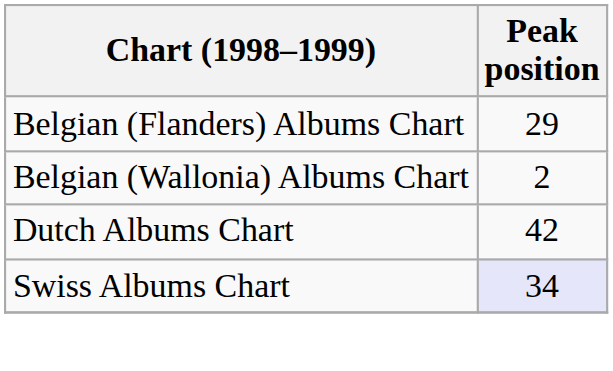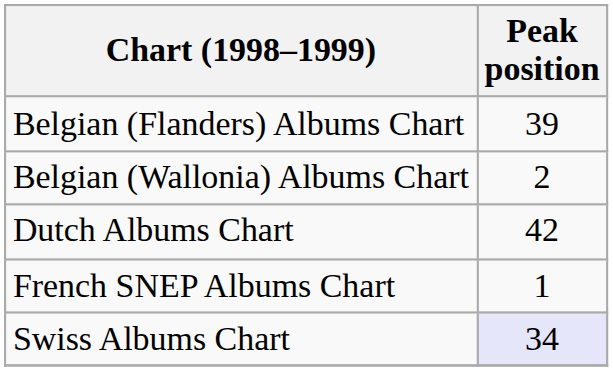(542, 123) 29 -> (542, 123) 39
+ row: (204, 284)
